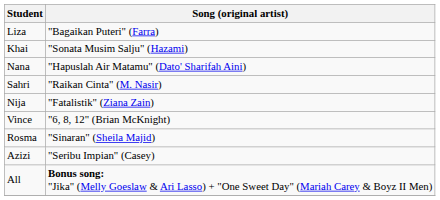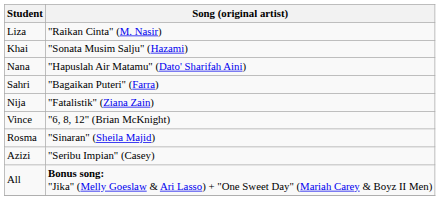(103, 31) "Bagaikan Puteri" (Farra) -> (105, 31) "Raikan Cinta" (M. Nasir)
(105, 85) "Raikan Cinta" (M. Nasir) -> (103, 85) "Bagaikan Puteri" (Farra)
